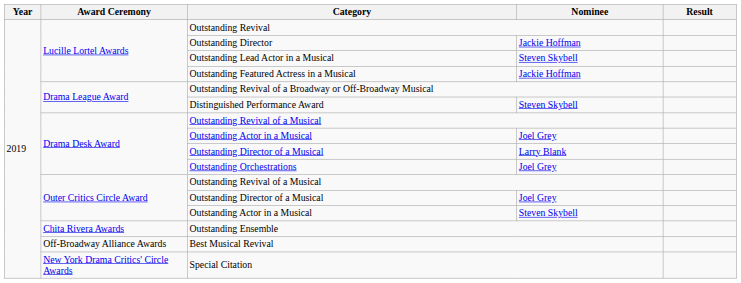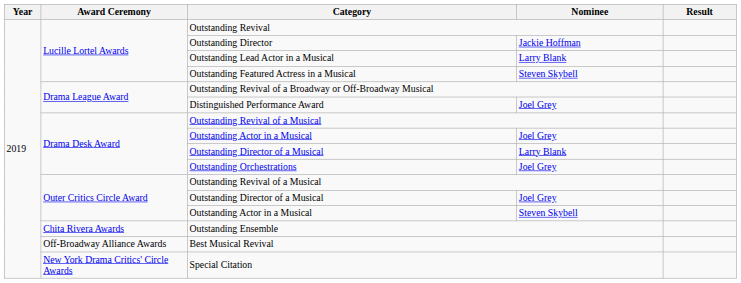(548, 58) Steven Skybell -> (543, 58) Larry Blank
(550, 74) Jackie Hoffman -> (548, 74) Steven Skybell
(548, 105) Steven Skybell -> (538, 105) Joel Grey
